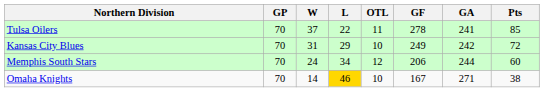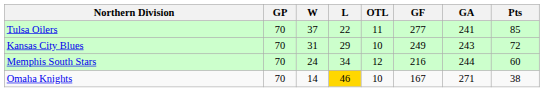(418, 29) 278 -> (418, 29) 277
(467, 45) 242 -> (467, 45) 243
(418, 62) 206 -> (418, 62) 216
